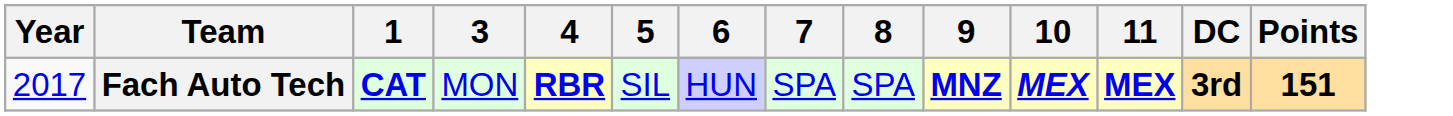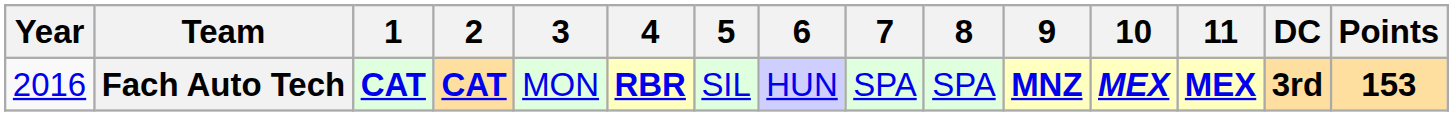+ column: (474, 32)
(50, 84) 2017 -> (50, 84) 2016
(1308, 84) 151 -> (1389, 84) 153
